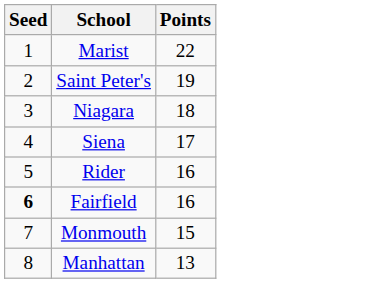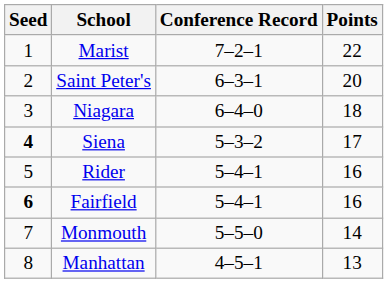+ column: (239, 19)
(185, 80) 19 -> (352, 80) 20
(28, 141) normal -> (28, 141) bold
(185, 232) 15 -> (352, 232) 14
